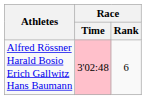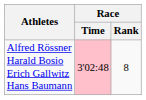(126, 67) 6 -> (126, 67) 8
